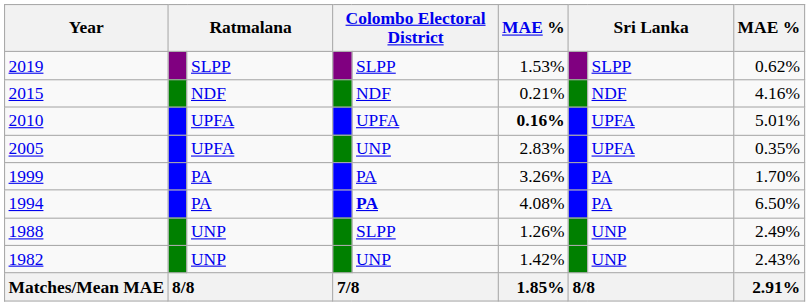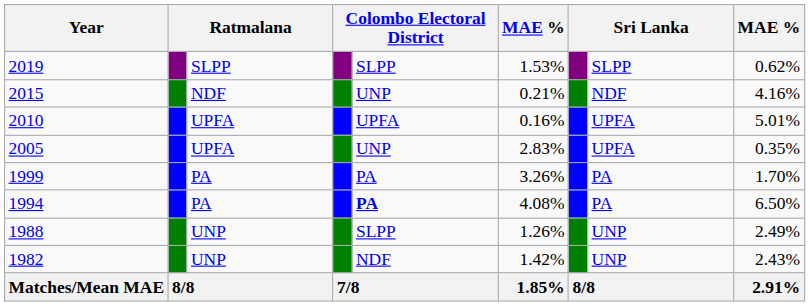(373, 93) NDF -> (373, 93) UNP
(541, 120) bold -> (542, 120) normal
(373, 259) UNP -> (373, 259) NDF
